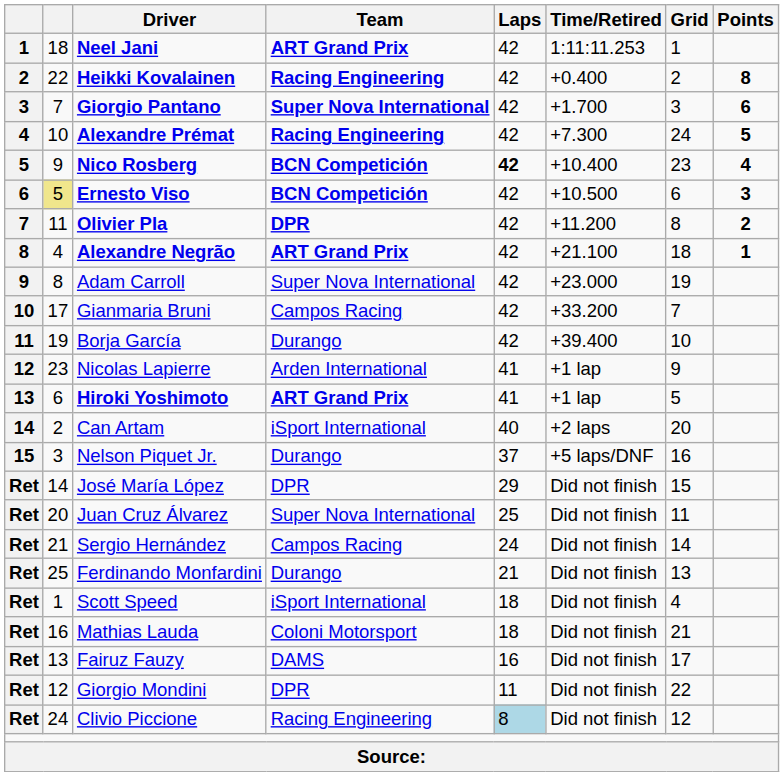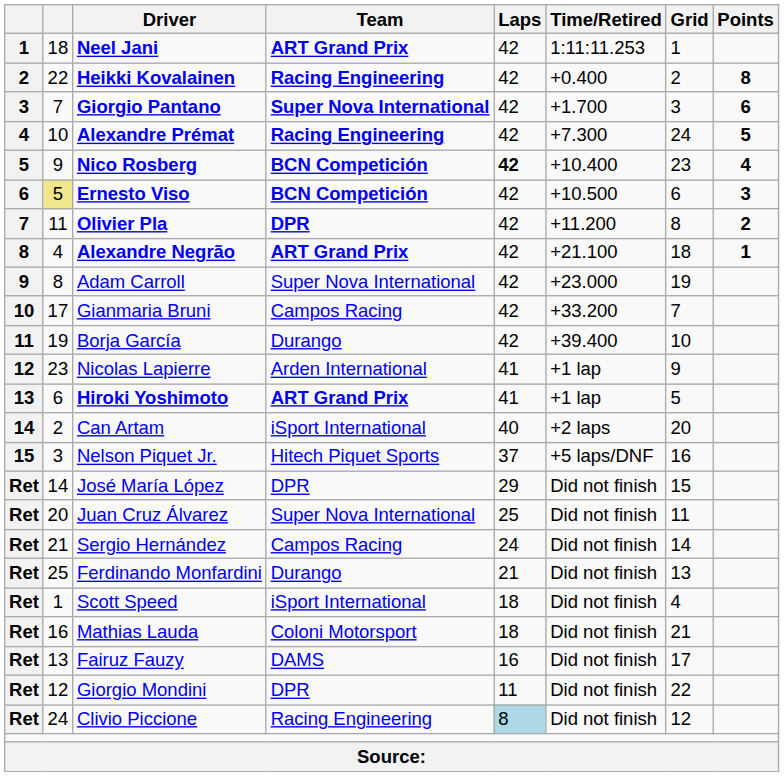(306, 456) Durango -> (355, 456) Hitech Piquet Sports
